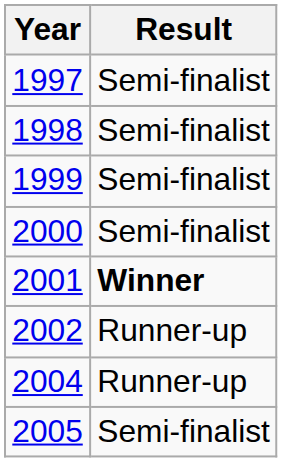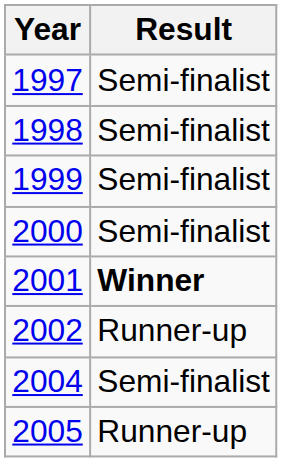(172, 381) Runner-up -> (184, 381) Semi-finalist
(184, 431) Semi-finalist -> (172, 431) Runner-up
